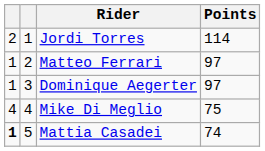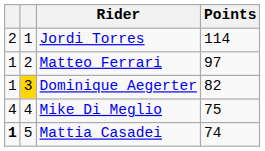(28, 87) no background -> (28, 87) gold background
(213, 87) 97 -> (213, 87) 82
